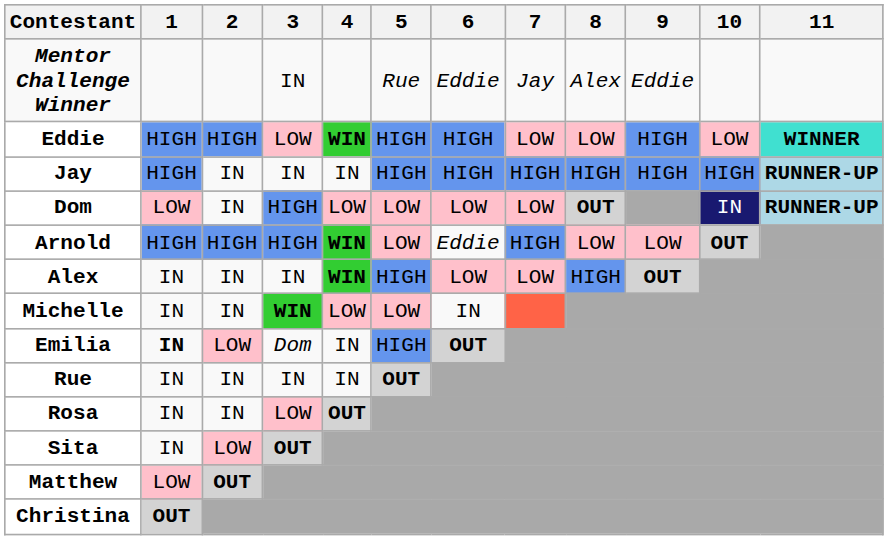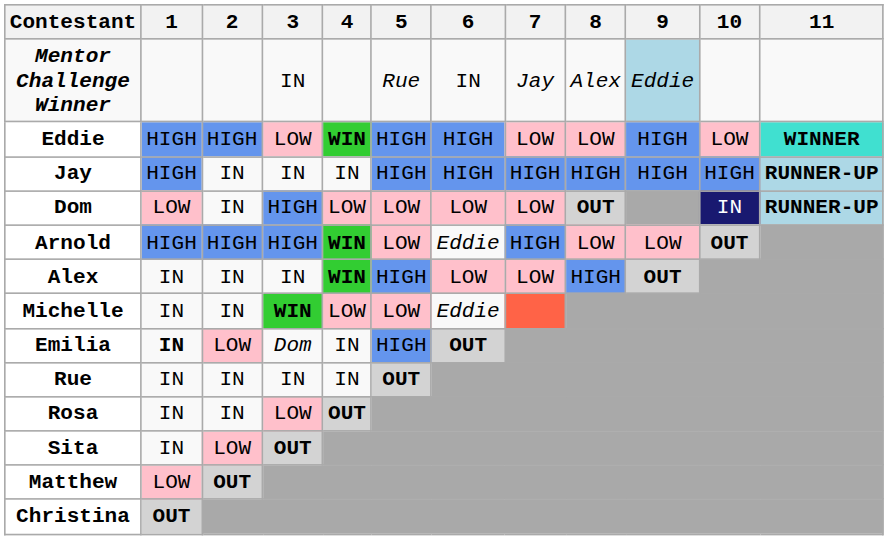(468, 81) Eddie -> (468, 81) IN
(663, 81) no background -> (663, 81) lightblue background
(468, 311) IN -> (468, 311) Eddie
